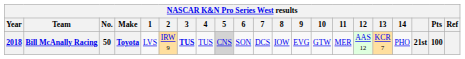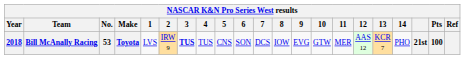(107, 43) 50 -> (107, 43) 53
(224, 43) lightgrey background -> (224, 43) no background
